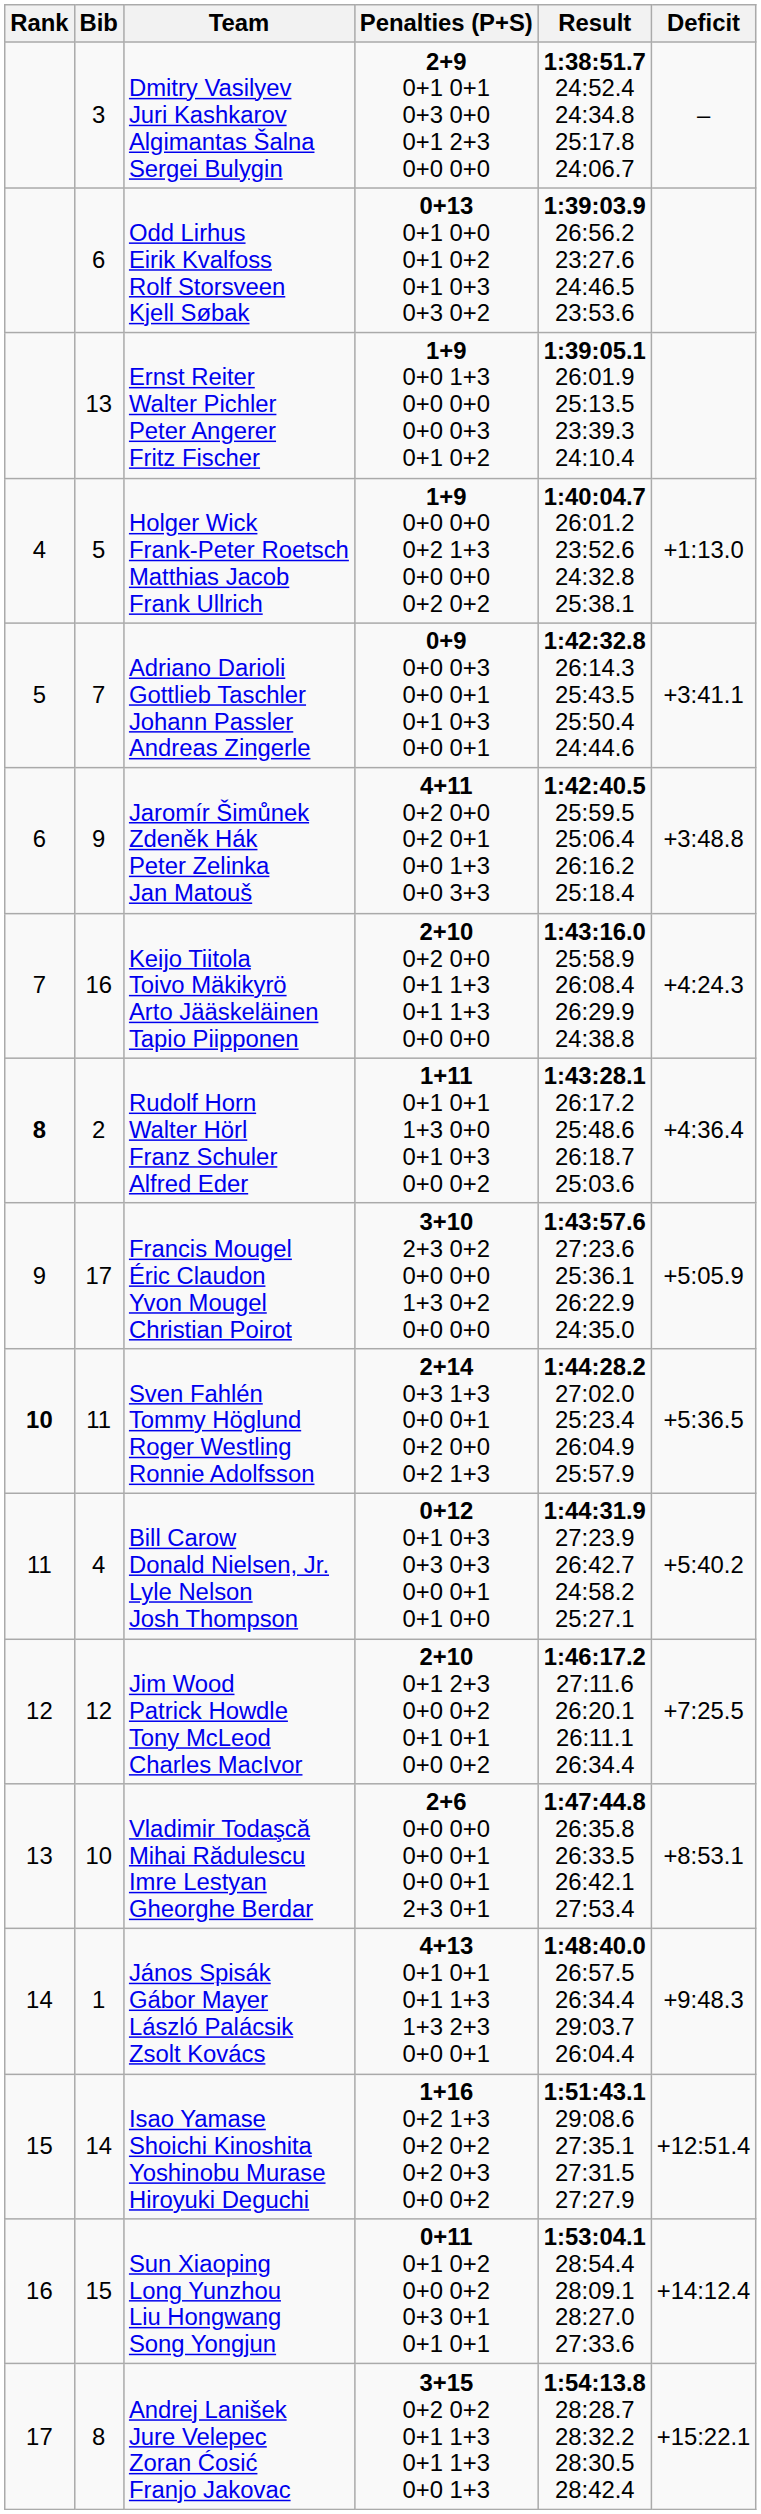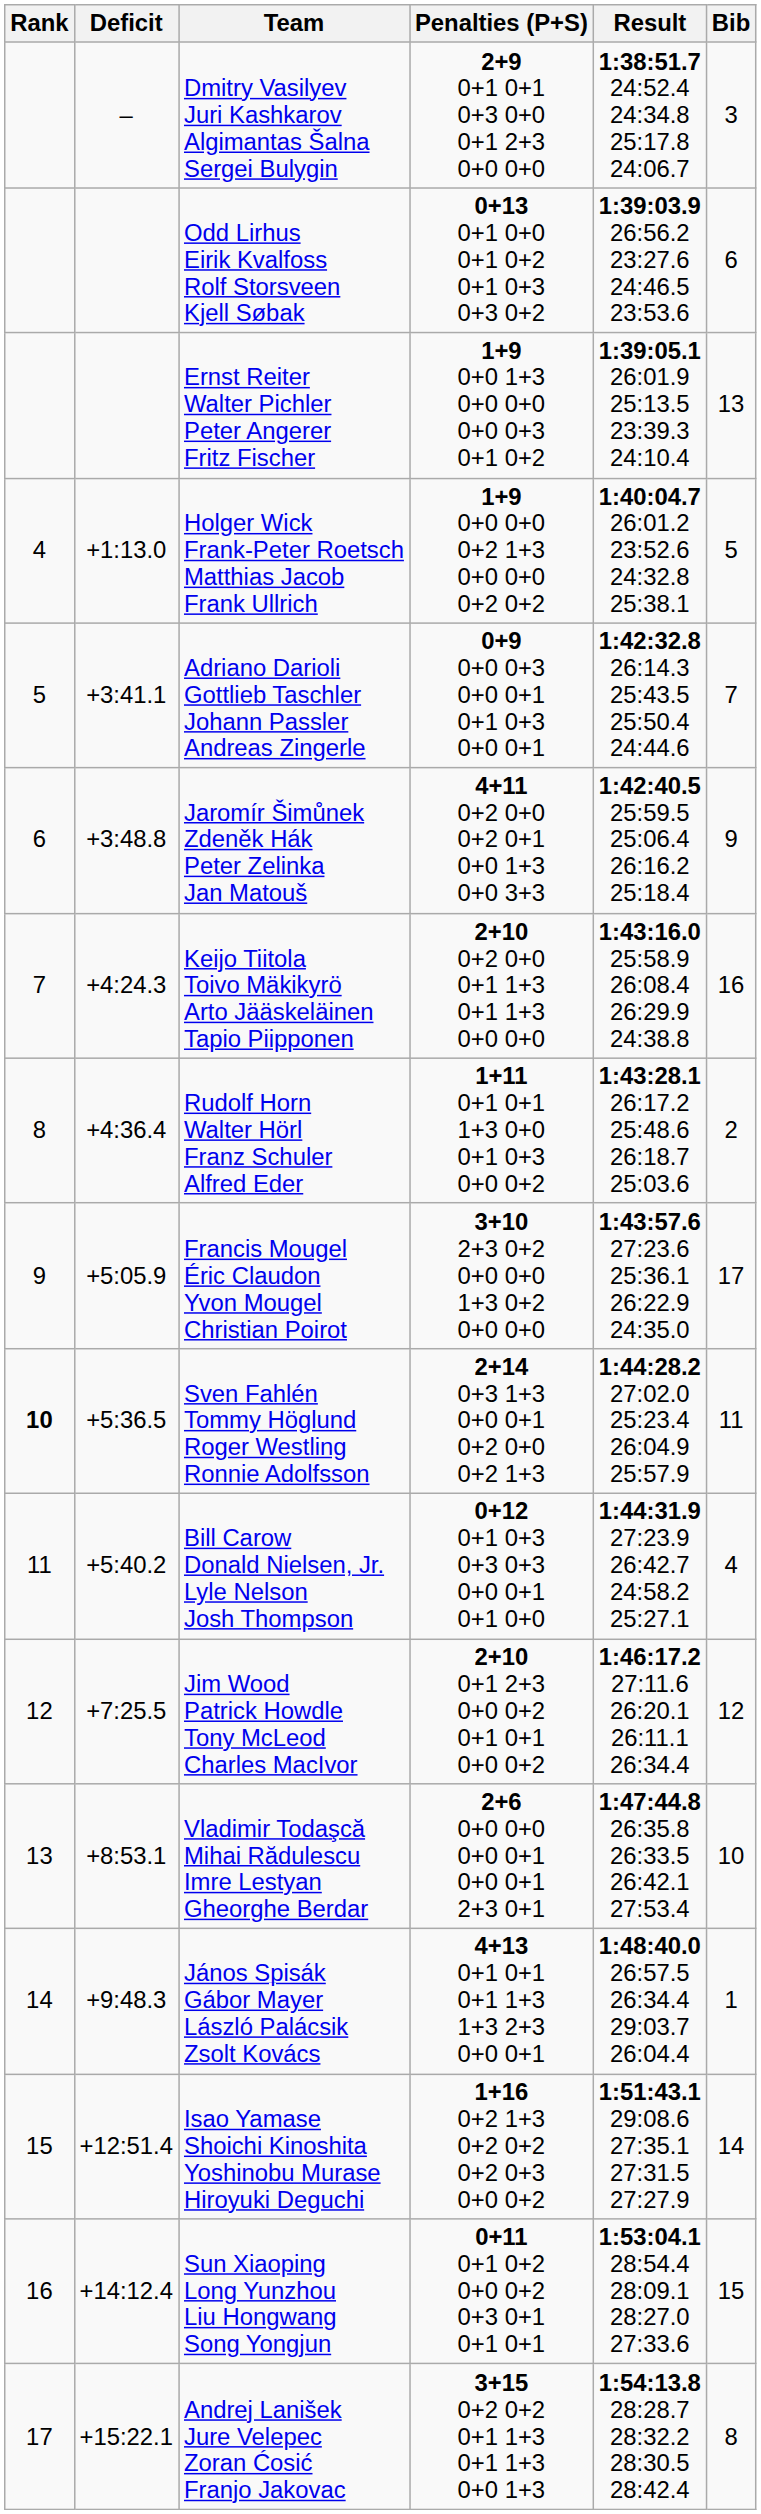columns swapped: (99, 23) <-> (704, 23)
(39, 1130) bold -> (39, 1130) normal
